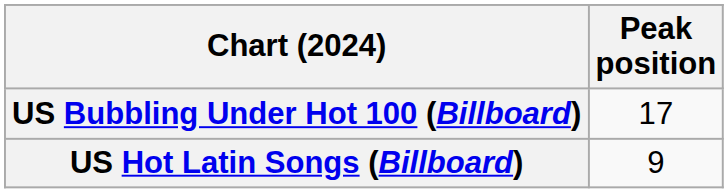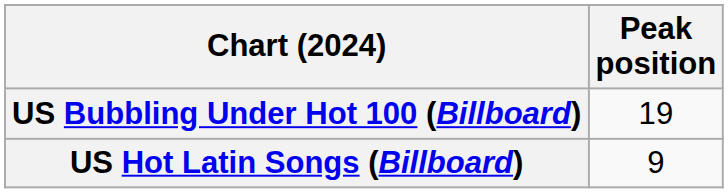(656, 113) 17 -> (656, 113) 19
